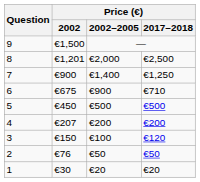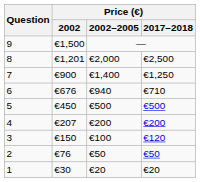(65, 91) €675 -> (65, 91) €676
(100, 91) €900 -> (100, 91) €940
